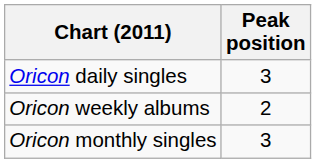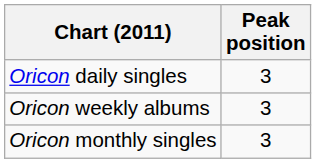(266, 108) 2 -> (266, 108) 3
